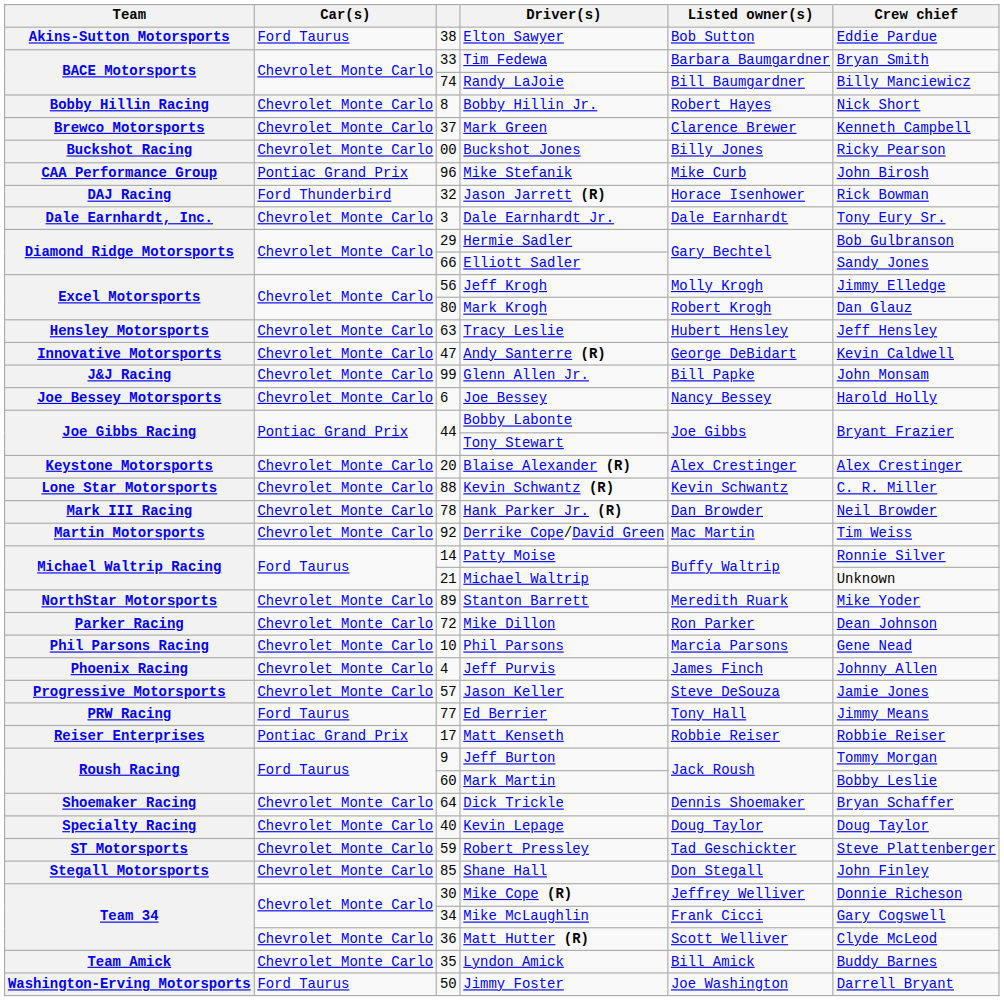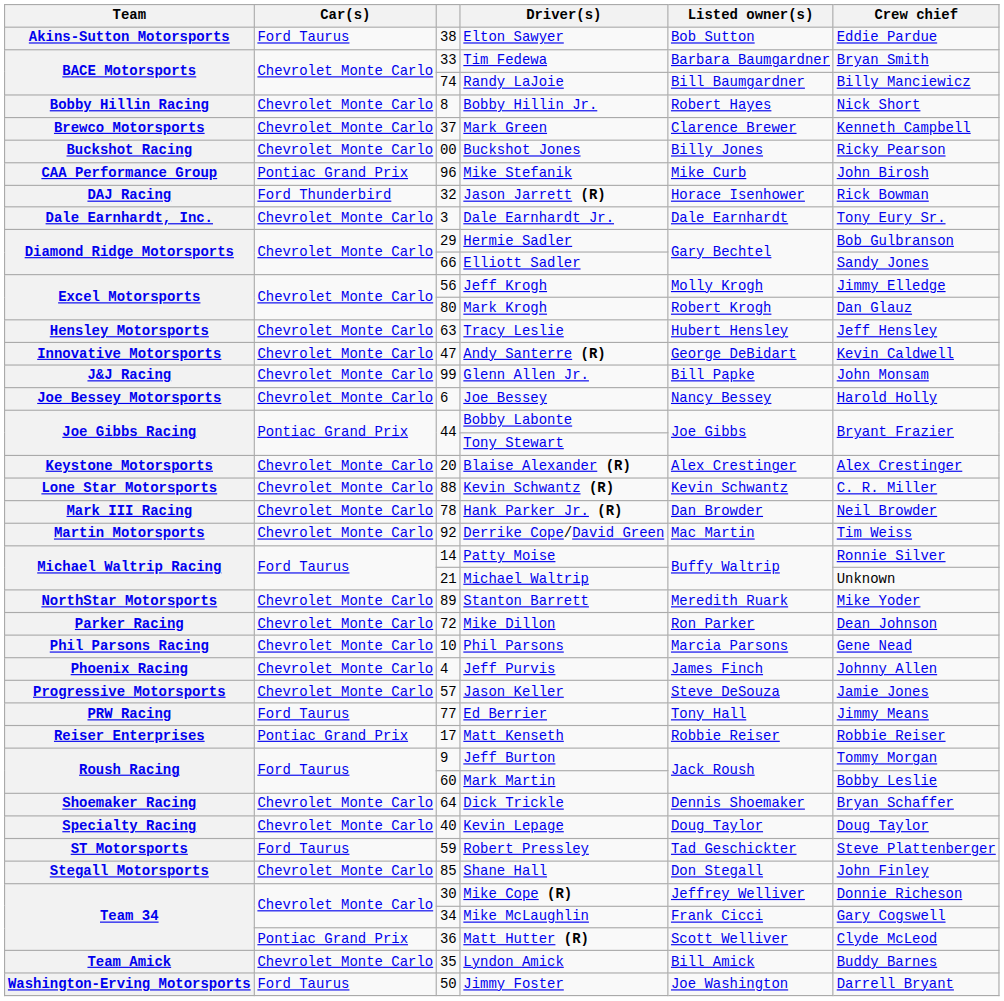(345, 850) Chevrolet Monte Carlo -> (303, 850) Ford Taurus
(345, 940) Chevrolet Monte Carlo -> (333, 940) Pontiac Grand Prix
